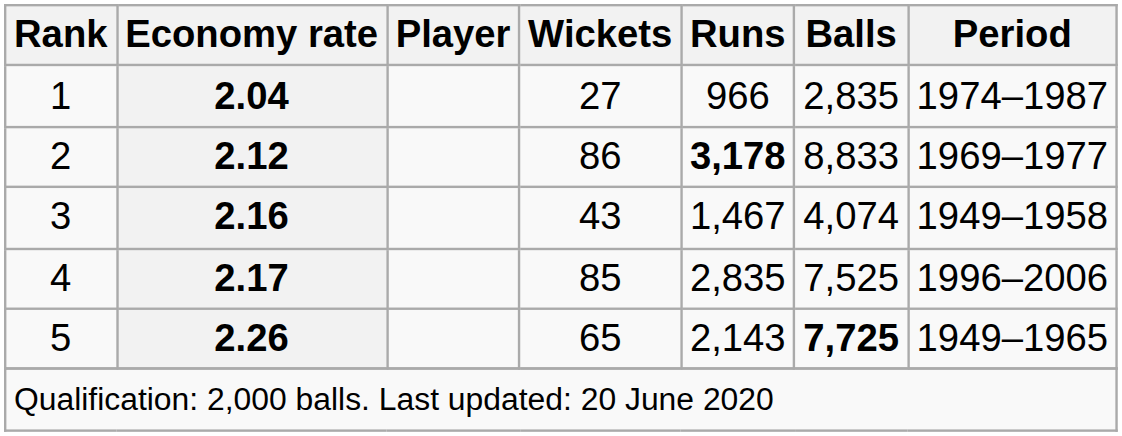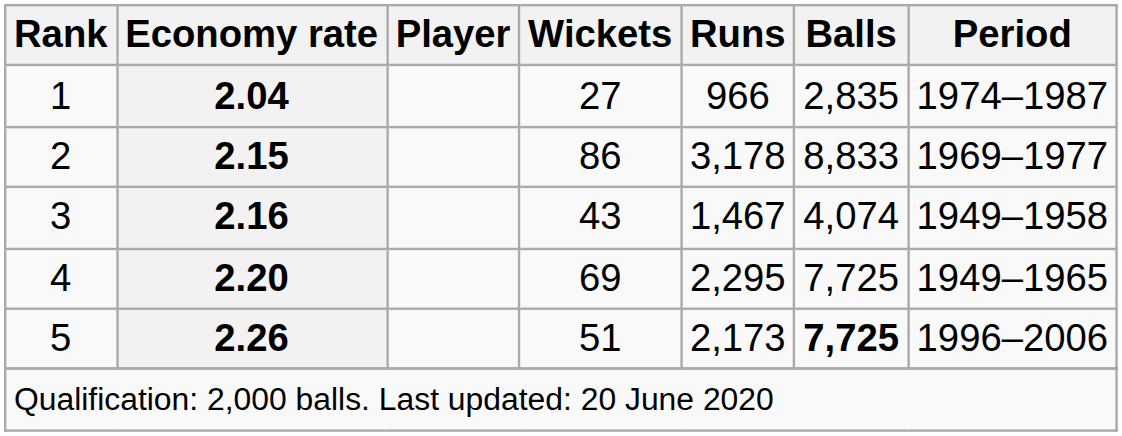(252, 156) 2.12 -> (252, 156) 2.15
(738, 156) bold -> (738, 156) normal
(252, 277) 2.17 -> (252, 277) 2.20
(600, 277) 85 -> (600, 277) 69
(738, 277) 2,835 -> (738, 277) 2,295
(851, 277) 7,525 -> (851, 277) 7,725
(1012, 277) 1996–2006 -> (1012, 277) 1949–1965
(600, 338) 65 -> (600, 338) 51
(738, 338) 2,143 -> (738, 338) 2,173
(1012, 338) 1949–1965 -> (1012, 338) 1996–2006
